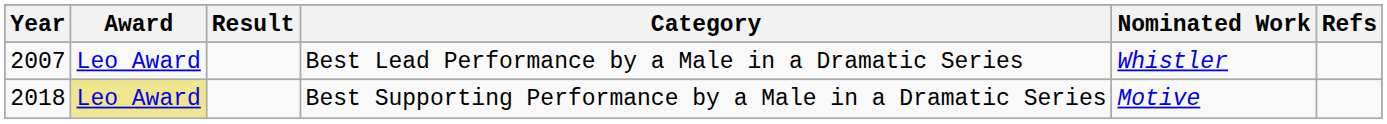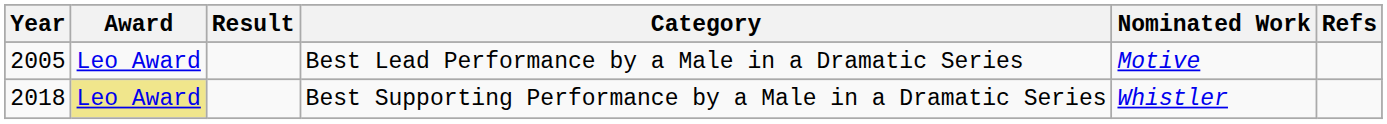(38, 61) 2007 -> (38, 61) 2005
(1173, 61) Whistler -> (1159, 61) Motive
(1159, 99) Motive -> (1173, 99) Whistler
